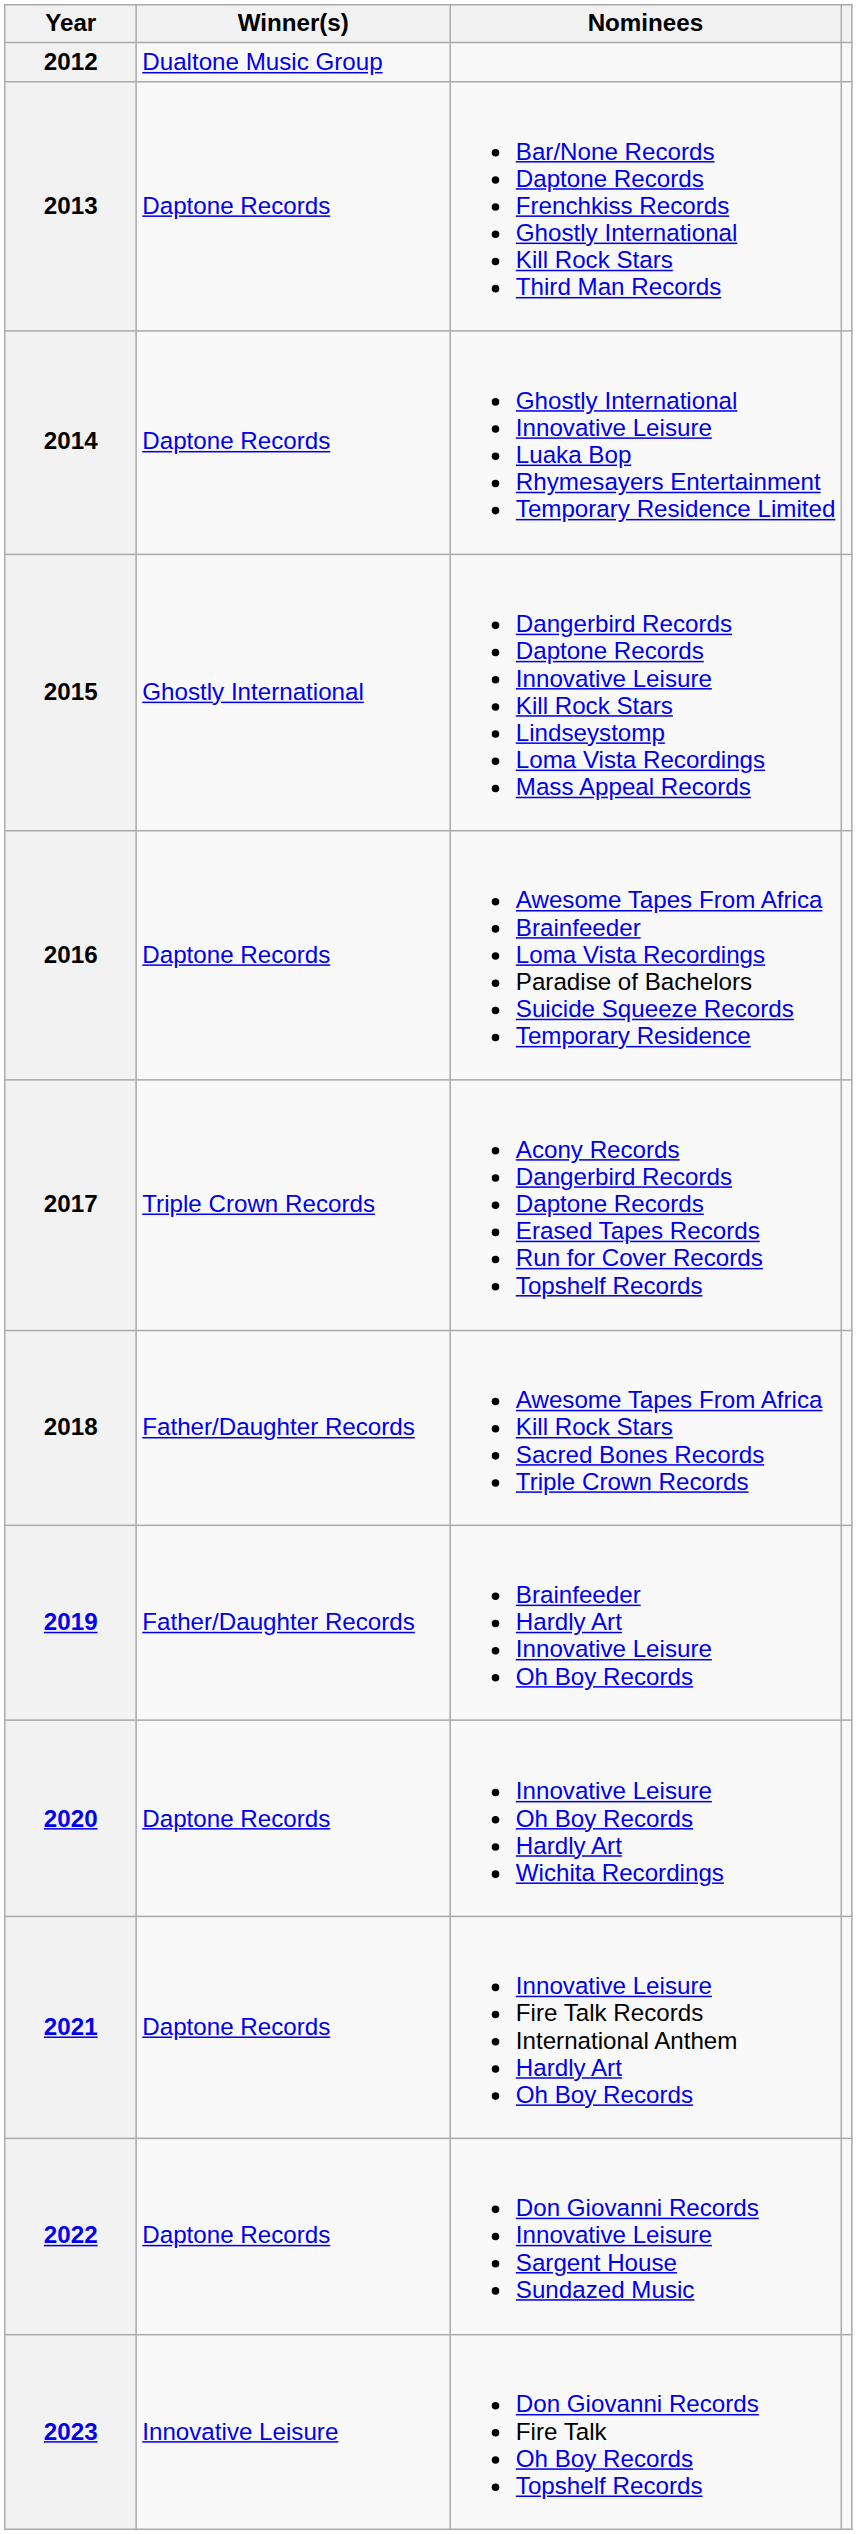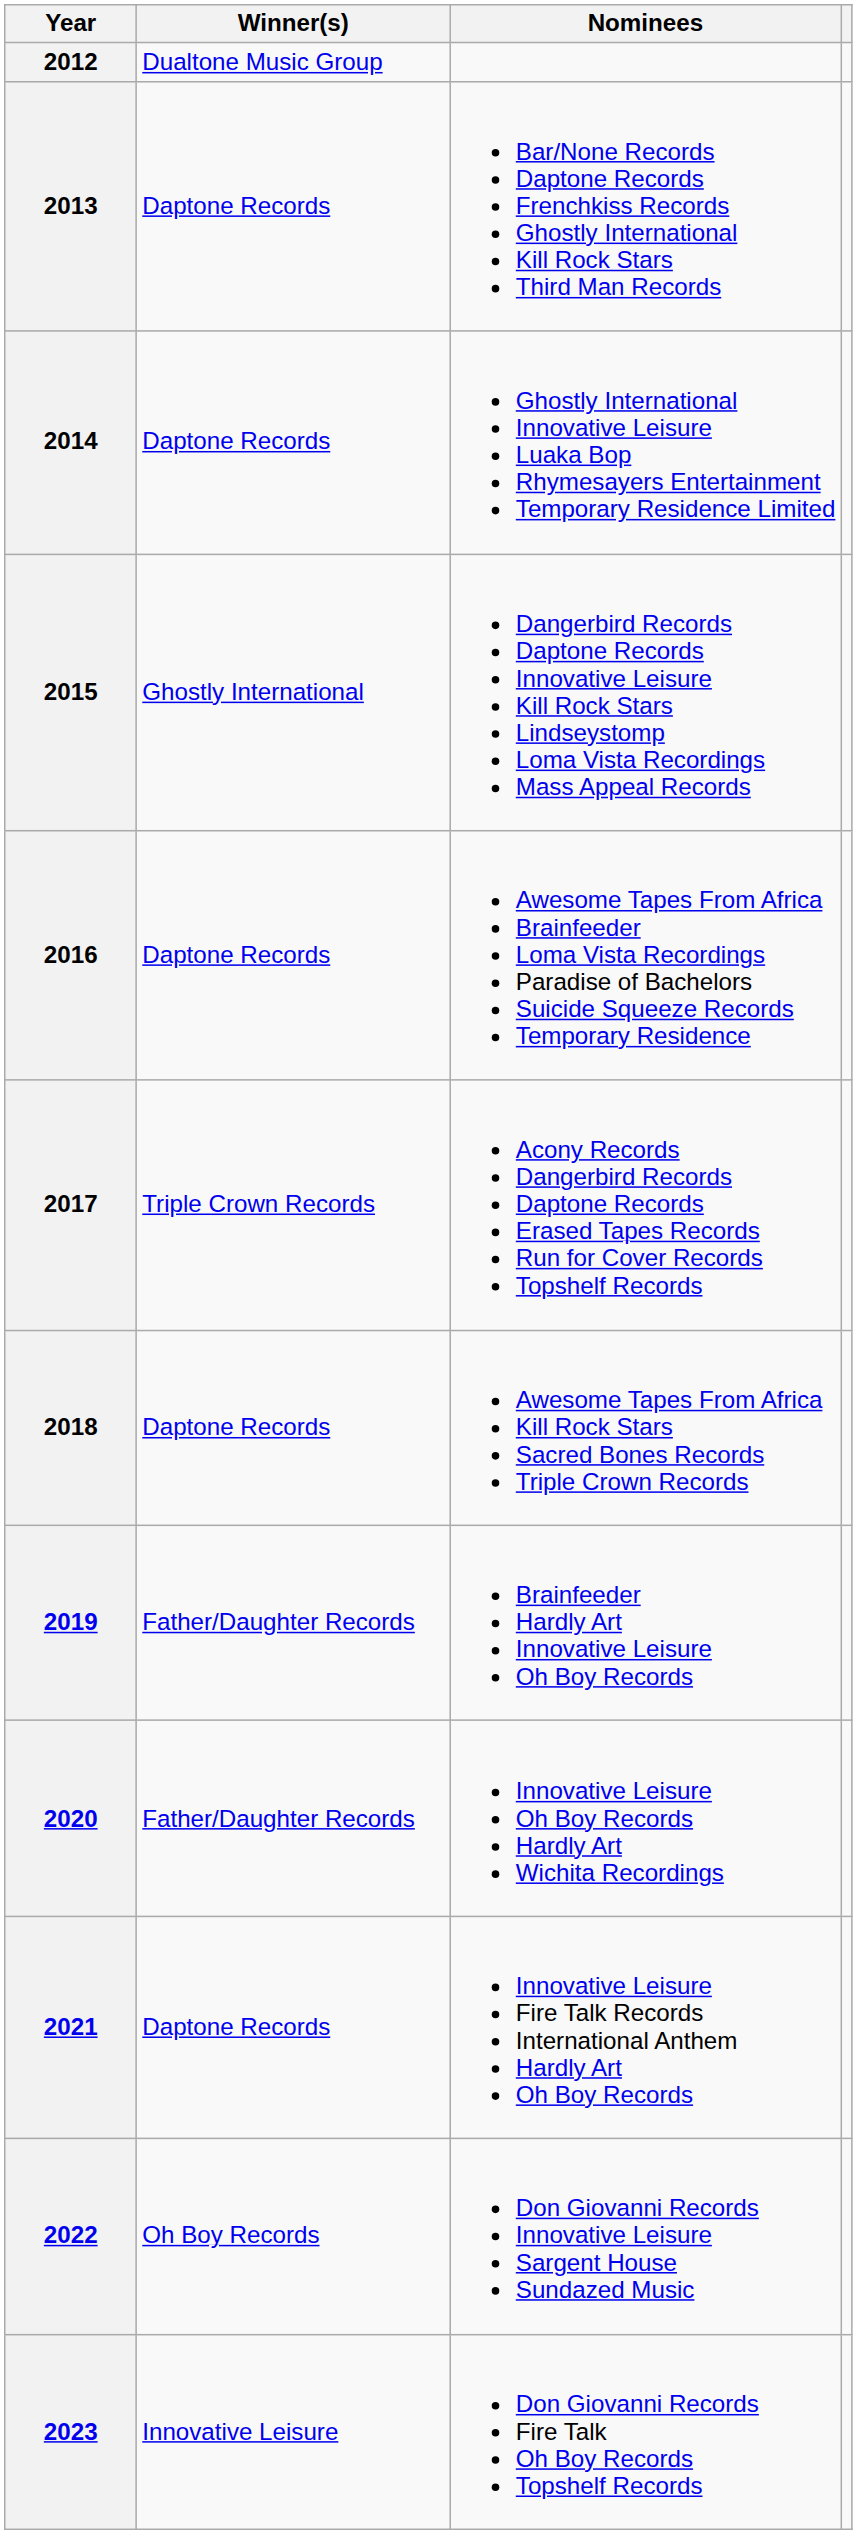(279, 1427) Father/Daughter Records -> (236, 1427) Daptone Records
(236, 1818) Daptone Records -> (279, 1818) Father/Daughter Records
(236, 2235) Daptone Records -> (231, 2235) Oh Boy Records
